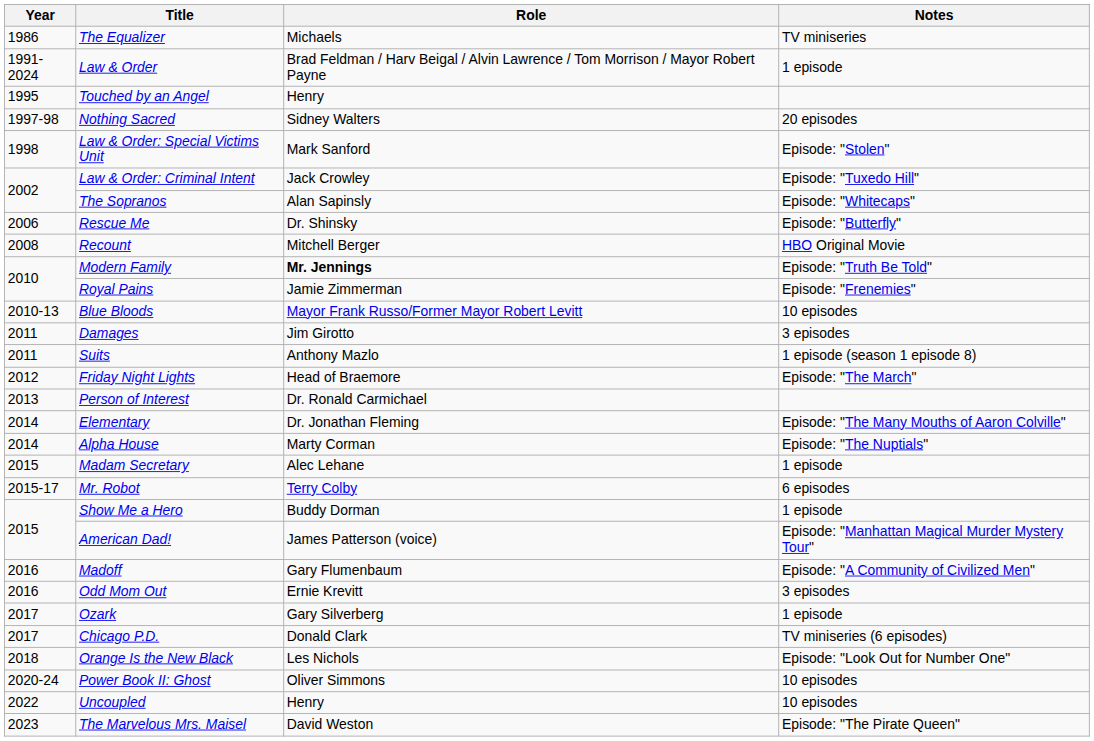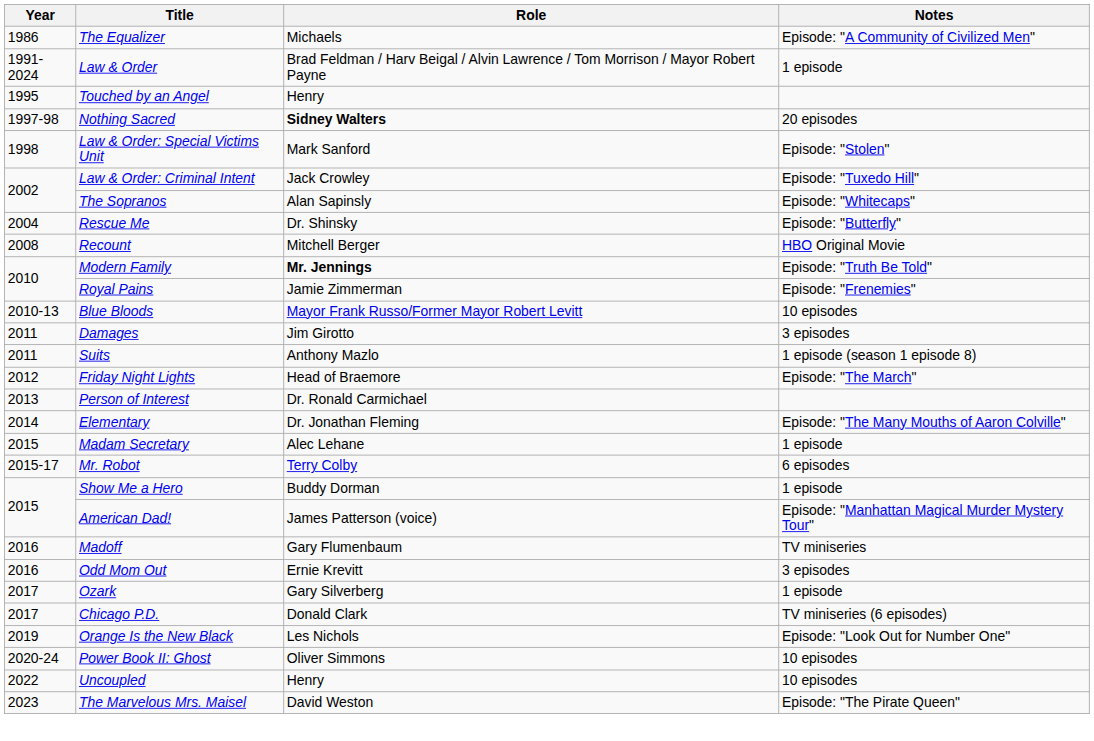(824, 37) TV miniseries -> (908, 37) Episode: "A Community of Civilized Men"
(333, 119) normal -> (336, 119) bold
(23, 223) 2006 -> (23, 223) 2004
- row: (119, 444)
(908, 570) Episode: "A Community of Civilized Men" -> (824, 548) TV miniseries
(23, 658) 2018 -> (23, 636) 2019
